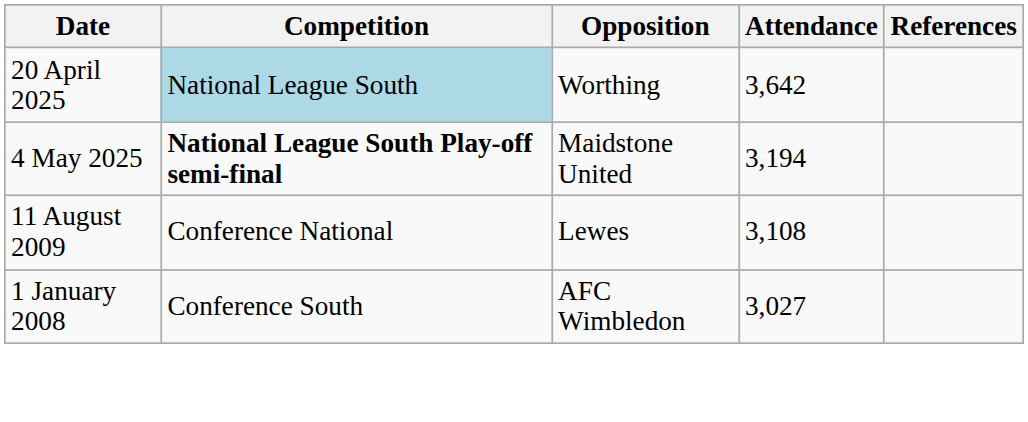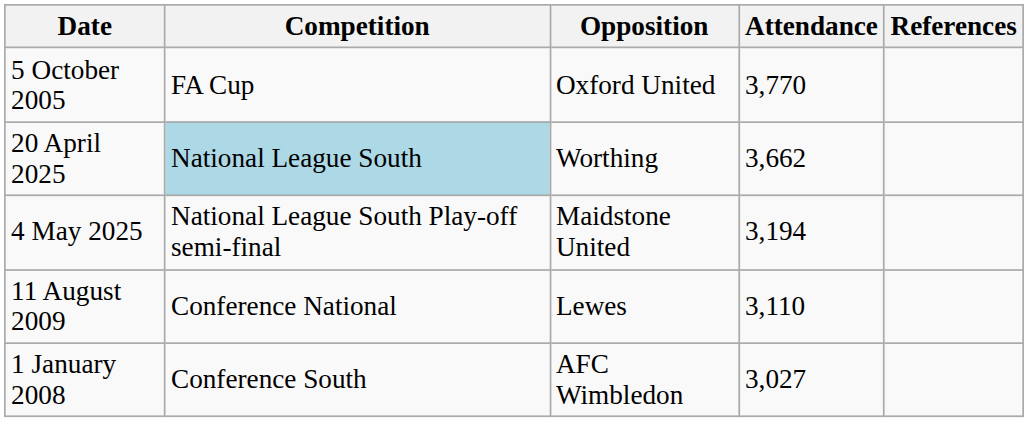+ row: (65, 84)
(776, 84) 3,642 -> (776, 158) 3,662
(350, 158) bold -> (344, 231) normal
(776, 231) 3,108 -> (775, 305) 3,110
